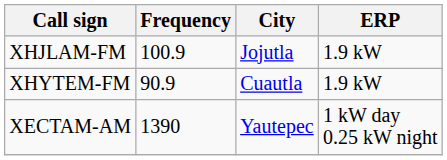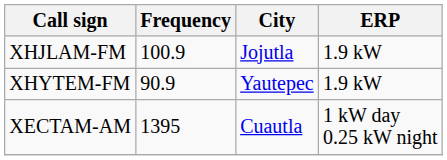(271, 83) Cuautla -> (277, 83) Yautepec
(160, 126) 1390 -> (160, 126) 1395
(277, 126) Yautepec -> (271, 126) Cuautla
